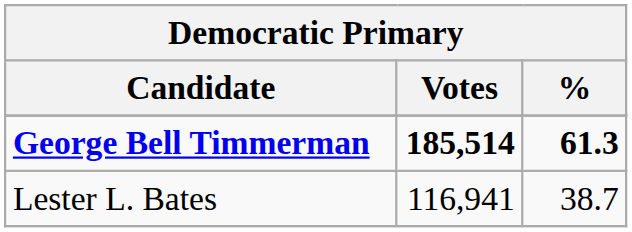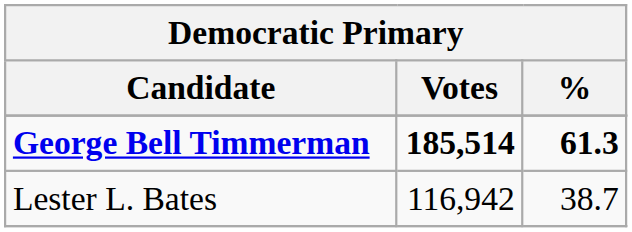(461, 198) 116,941 -> (461, 198) 116,942
